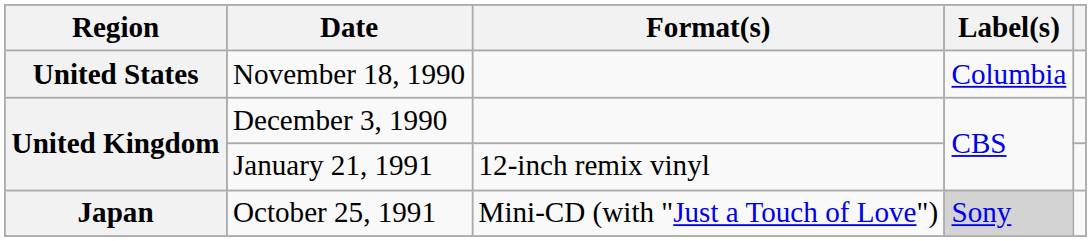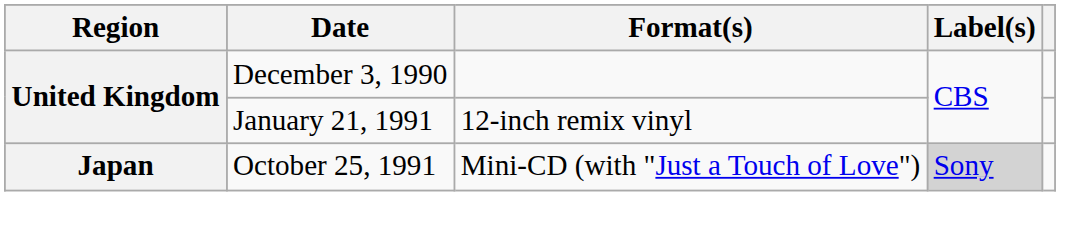- row: (349, 73)
